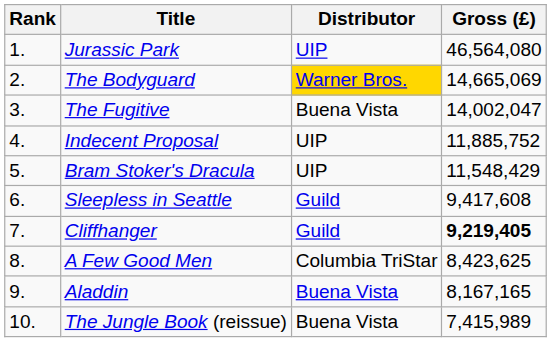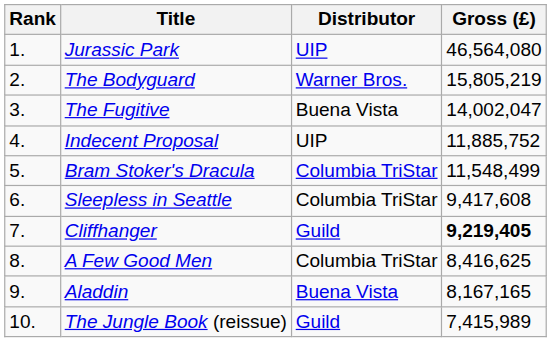(351, 79) gold background -> (351, 79) no background
(494, 79) 14,665,069 -> (494, 79) 15,805,219
(312, 170) UIP -> (367, 170) Columbia TriStar
(493, 170) 11,548,429 -> (493, 170) 11,548,499
(318, 200) Guild -> (367, 200) Columbia TriStar
(489, 261) 8,423,625 -> (489, 261) 8,416,625
(347, 321) Buena Vista -> (318, 321) Guild
